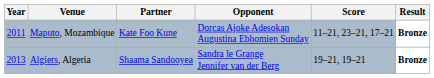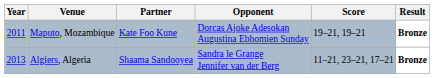(353, 34) 11–21, 23–21, 17–21 -> (339, 34) 19–21, 19–21
(339, 60) 19–21, 19–21 -> (353, 60) 11–21, 23–21, 17–21
